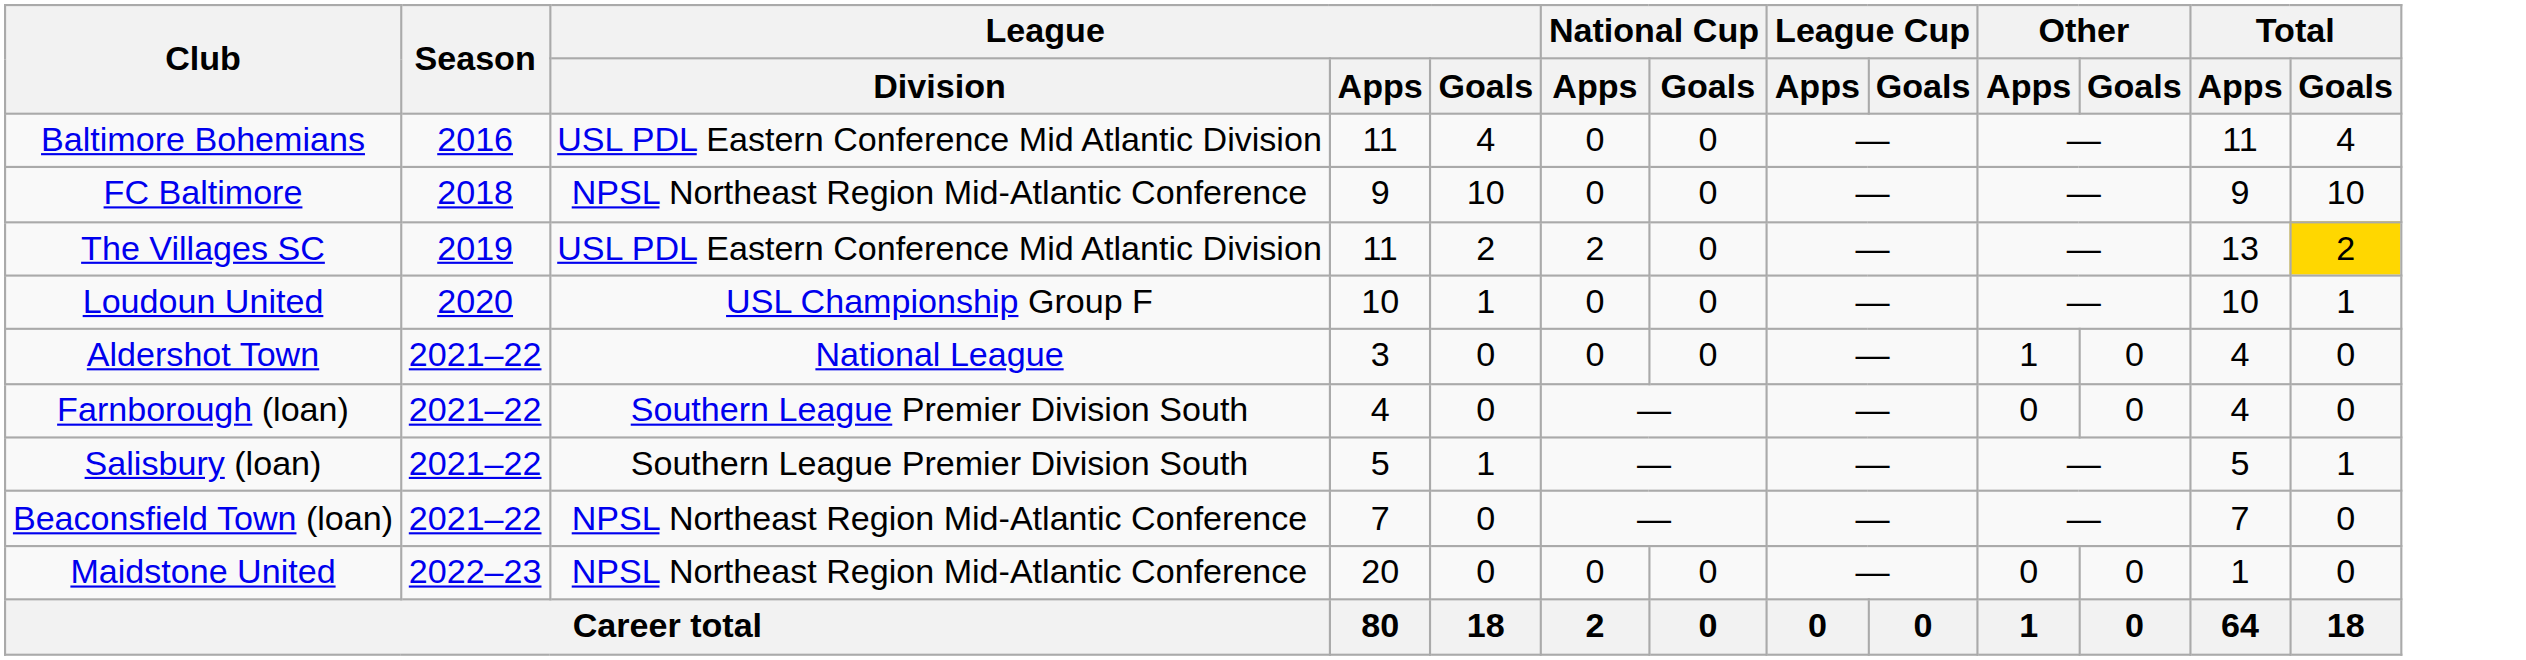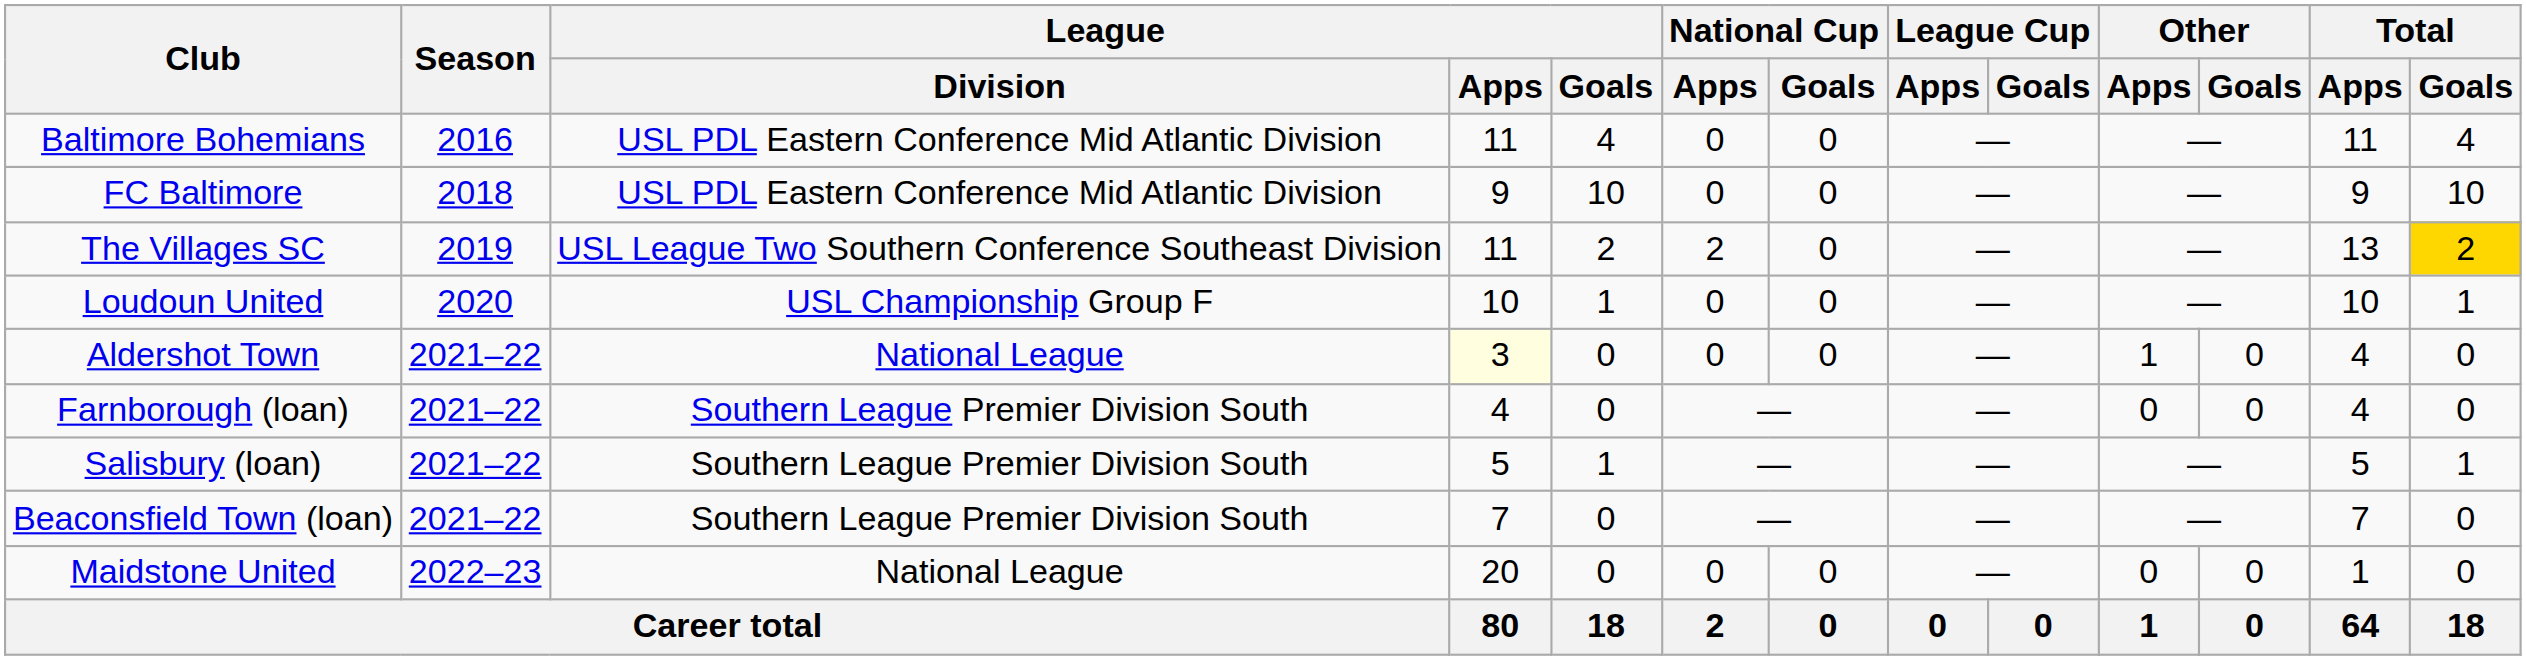(940, 193) NPSL Northeast Region Mid-Atlantic Conference -> (1000, 193) USL PDL Eastern Conference Mid Atlantic Division
(940, 247) USL PDL Eastern Conference Mid Atlantic Division -> (1000, 247) USL League Two Southern Conference Southeast Division
(1380, 355) no background -> (1500, 355) lightyellow background
(940, 517) NPSL Northeast Region Mid-Atlantic Conference -> (1000, 517) Southern League Premier Division South
(940, 572) NPSL Northeast Region Mid-Atlantic Conference -> (1000, 572) National League
